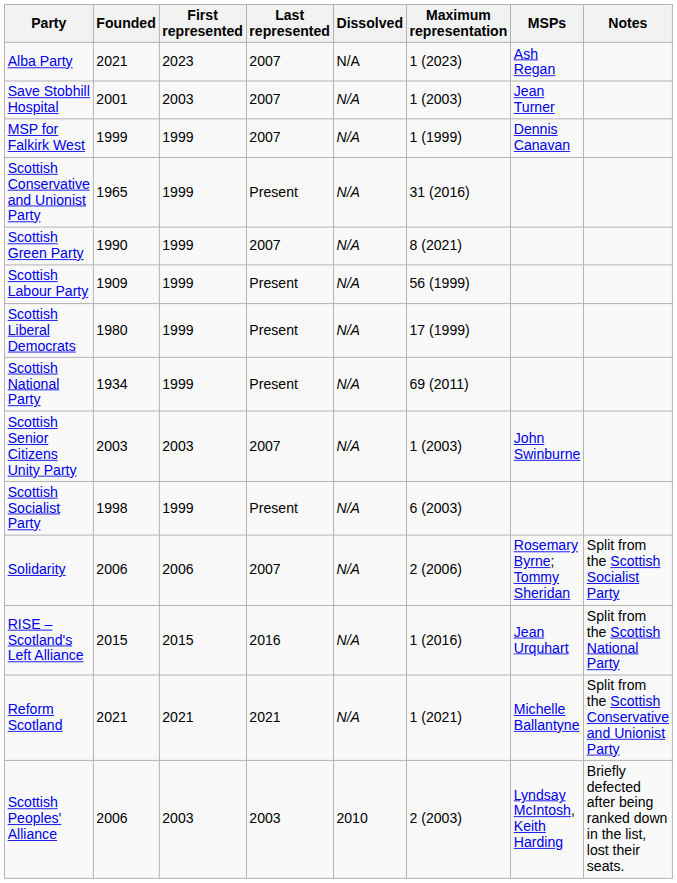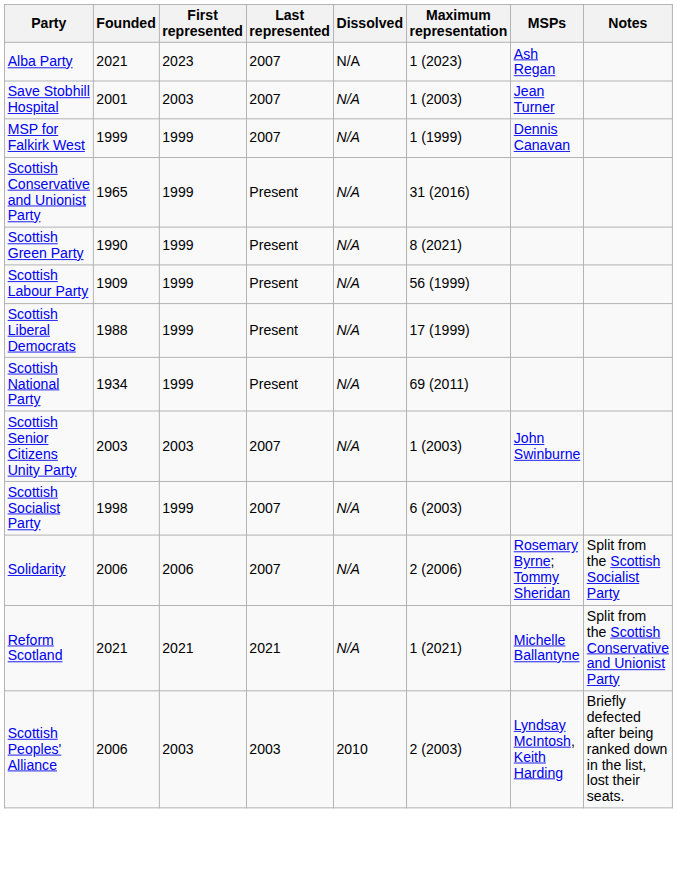(265, 246) 2007 -> (274, 246) Present
(112, 330) 1980 -> (112, 330) 1988
(274, 508) Present -> (265, 508) 2007
- row: (46, 640)
